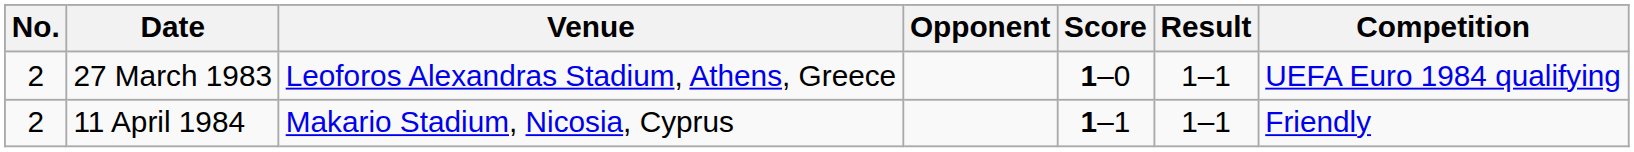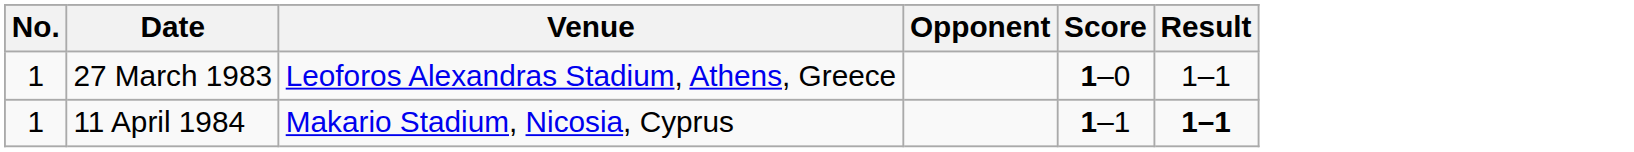- column: (1443, 28)
(36, 75) 2 -> (36, 75) 1
(36, 122) 2 -> (36, 122) 1
(1206, 122) normal -> (1206, 122) bold
